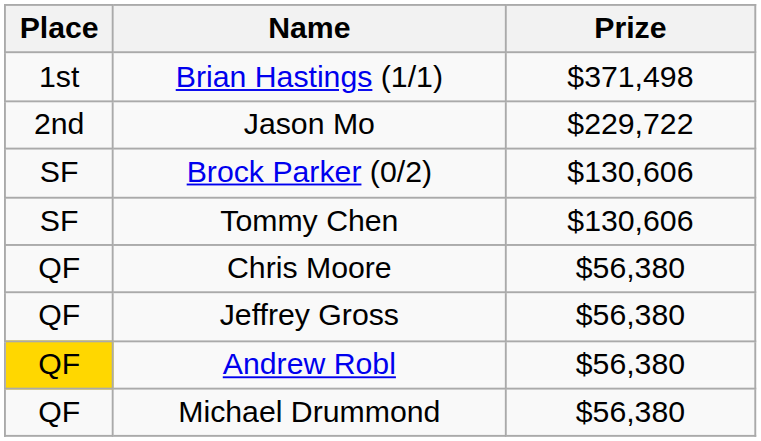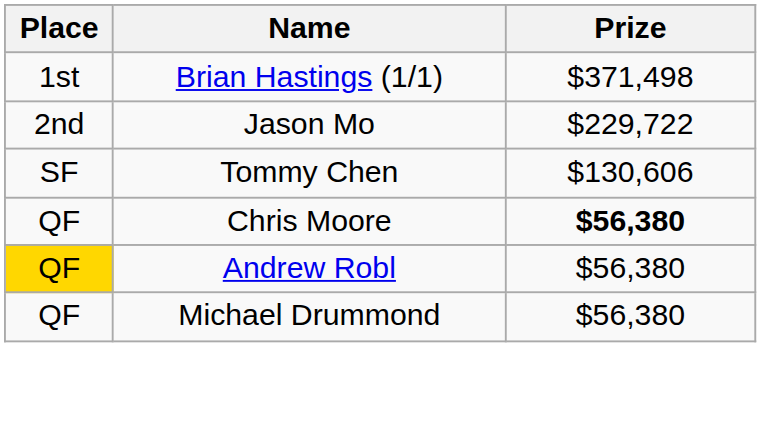- row: (309, 172)
(630, 268) normal -> (630, 220) bold
- row: (309, 316)
